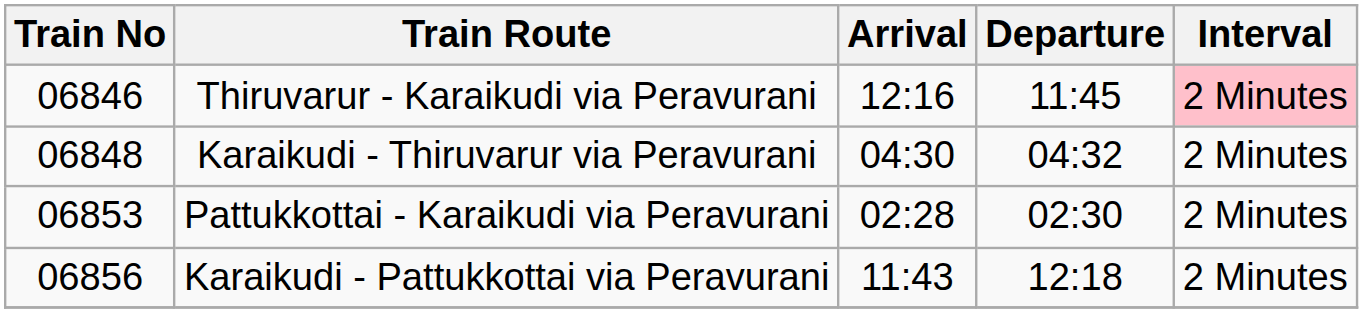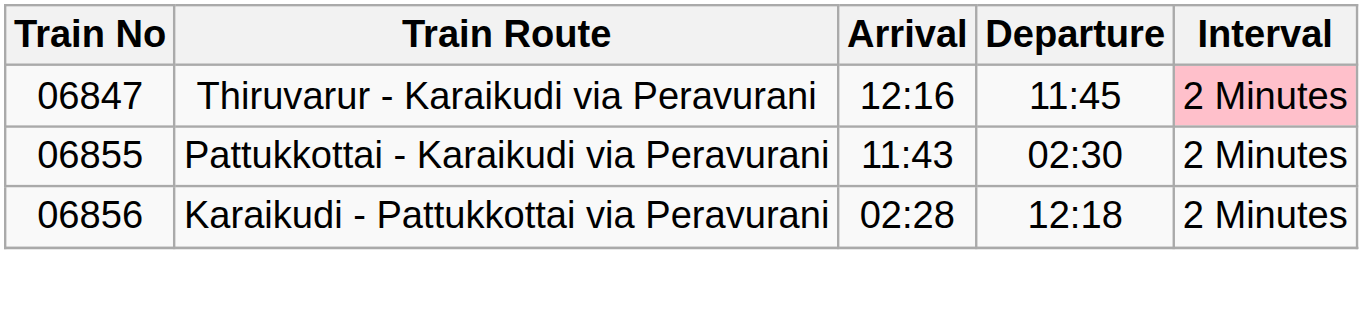(90, 95) 06846 -> (90, 95) 06847
- row: (507, 155)
(90, 215) 06853 -> (90, 155) 06855
(907, 215) 02:28 -> (907, 155) 11:43
(907, 276) 11:43 -> (907, 215) 02:28
